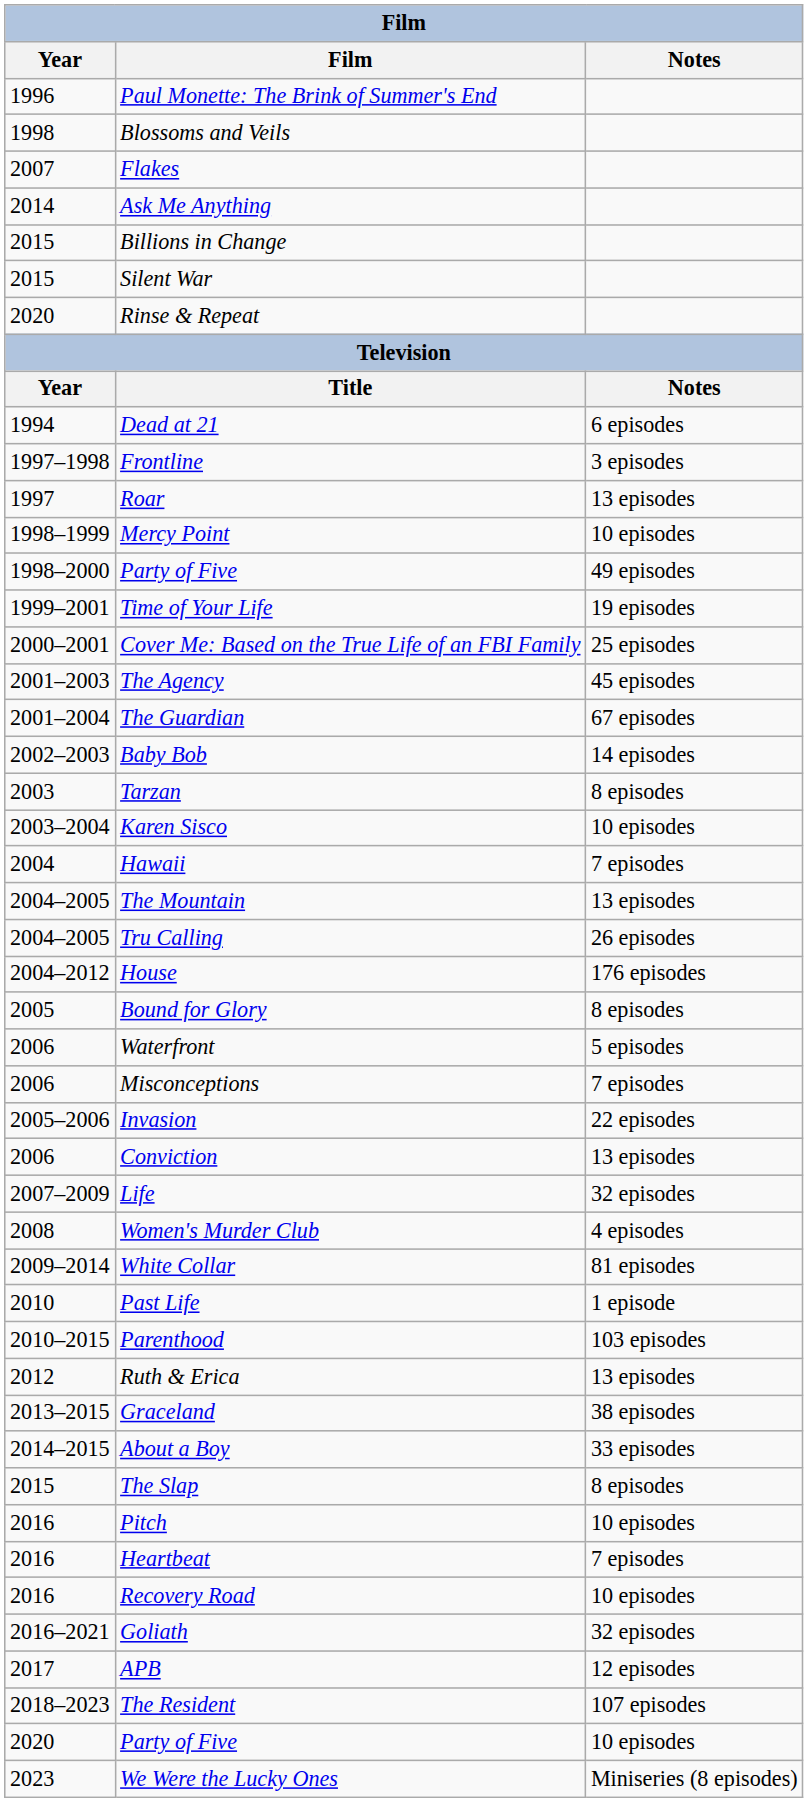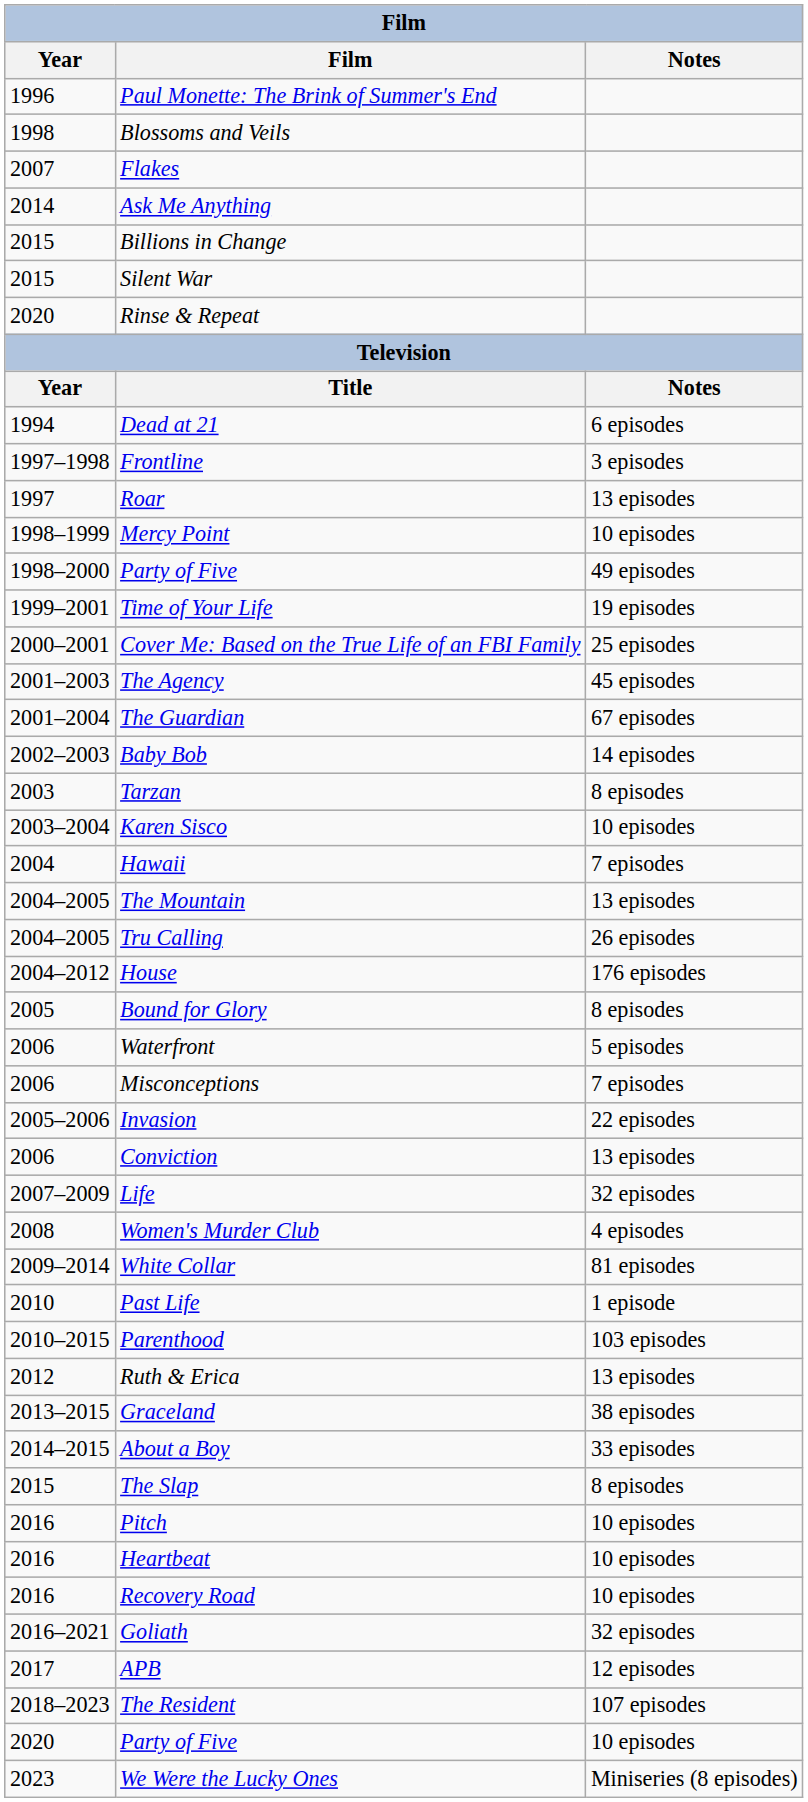(637, 1559) 7 episodes -> (643, 1559) 10 episodes
